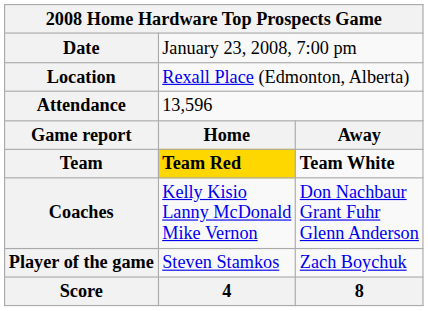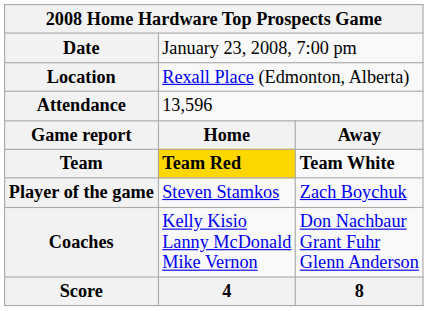rows swapped: (81, 213) <-> (81, 262)
